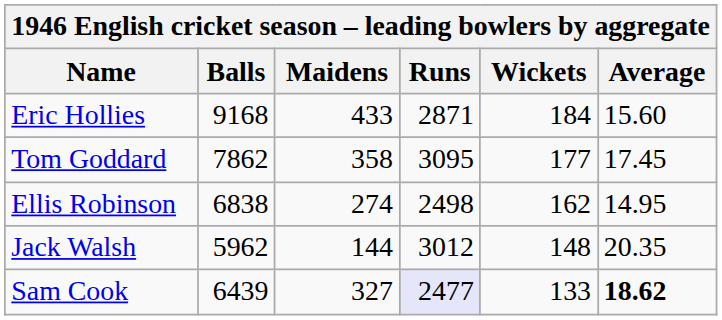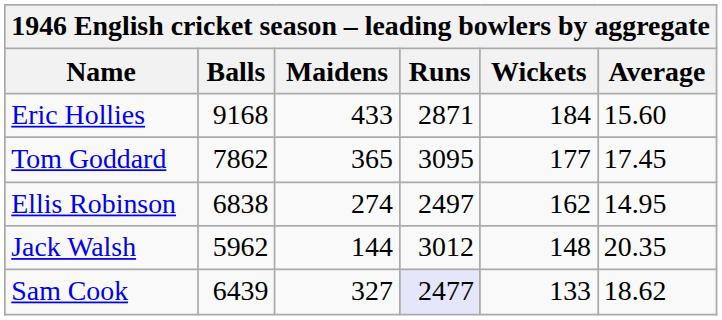(372, 159) 358 -> (372, 159) 365
(446, 203) 2498 -> (446, 203) 2497
(635, 291) bold -> (635, 291) normal
